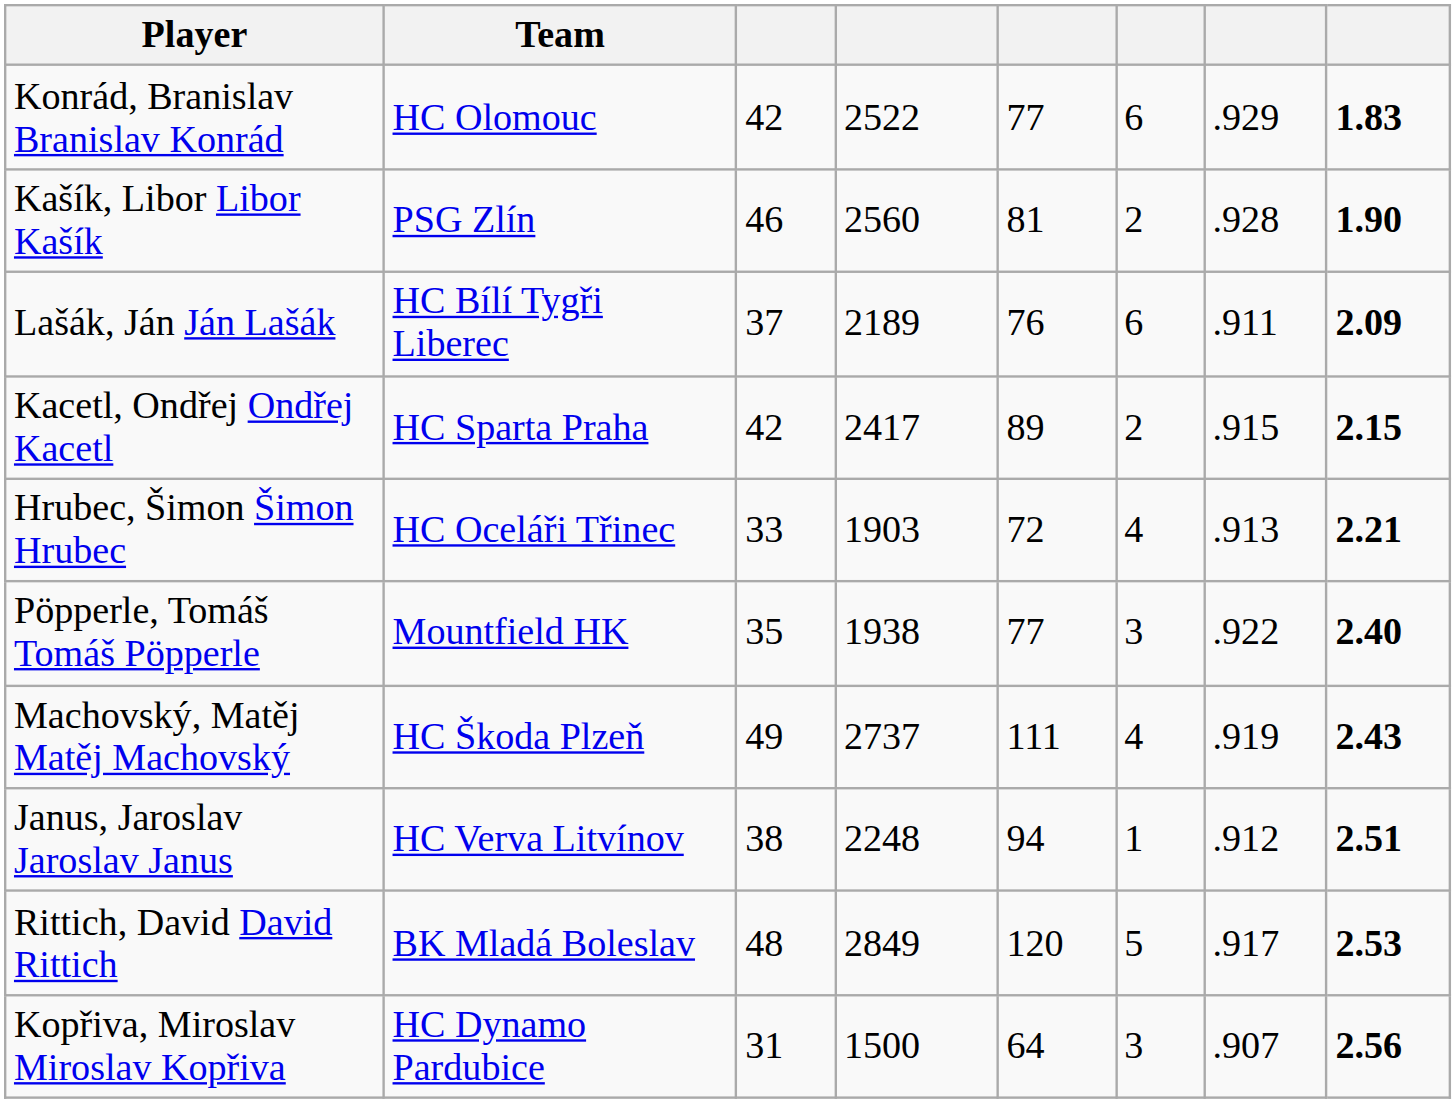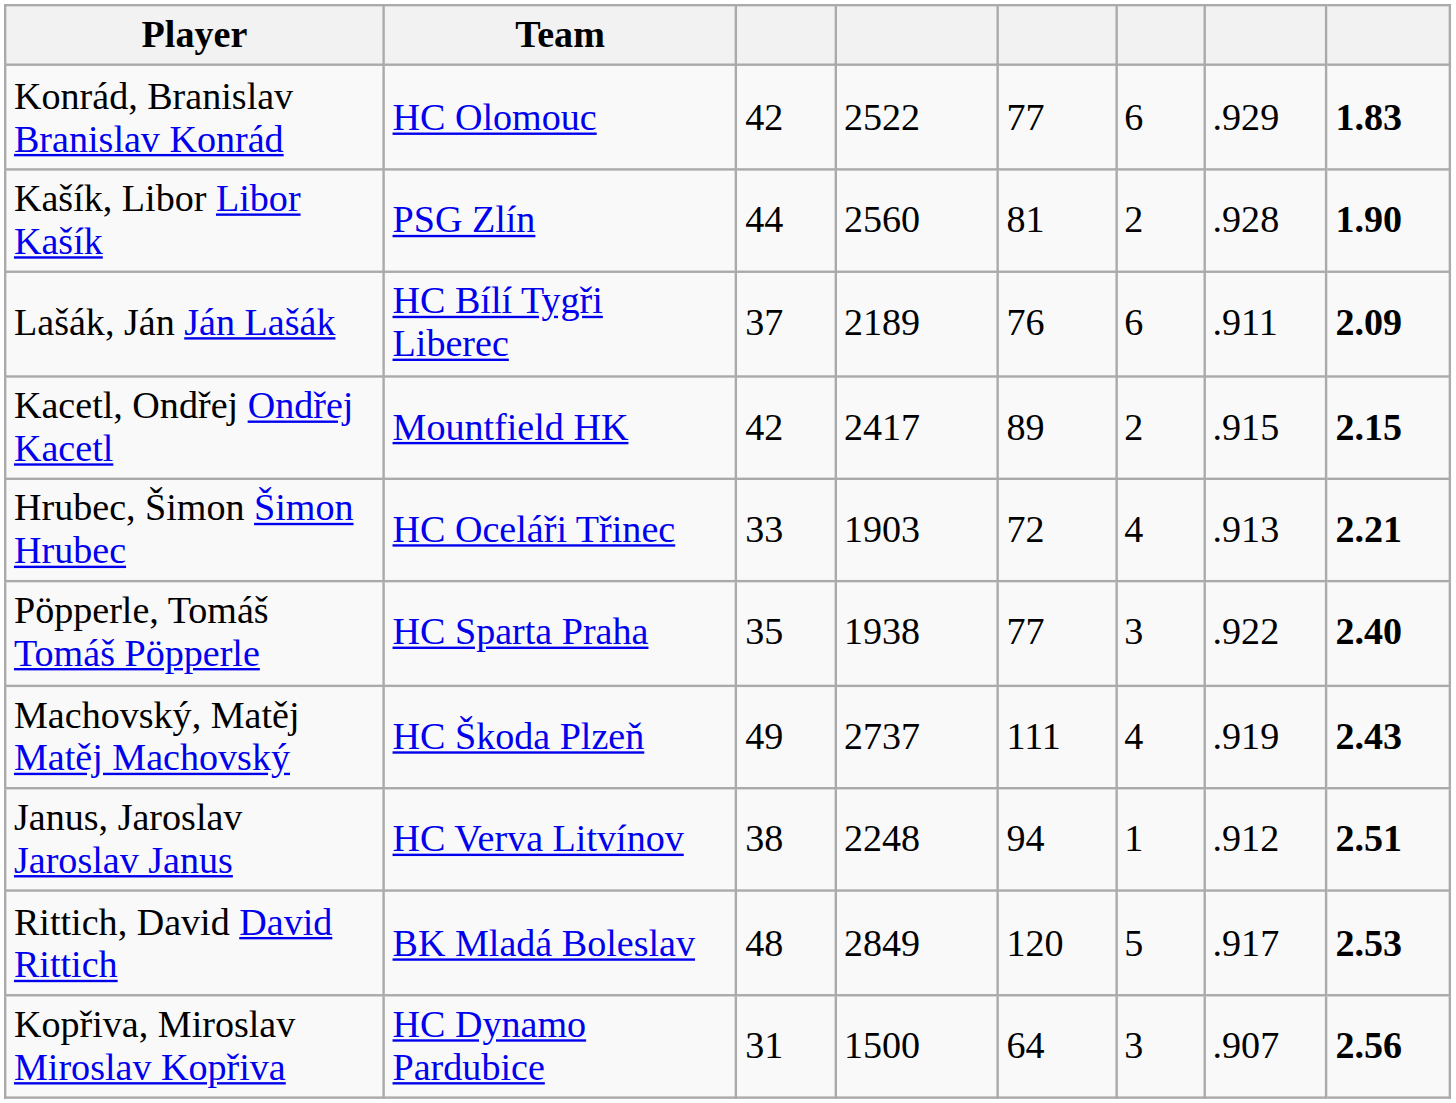(764, 219) 46 -> (764, 219) 44
(520, 426) HC Sparta Praha -> (510, 426) Mountfield HK
(510, 632) Mountfield HK -> (520, 632) HC Sparta Praha
